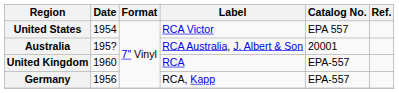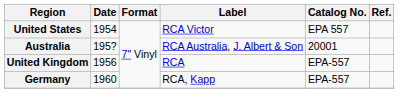(105, 63) 1960 -> (105, 63) 1956
(105, 79) 1956 -> (105, 79) 1960
